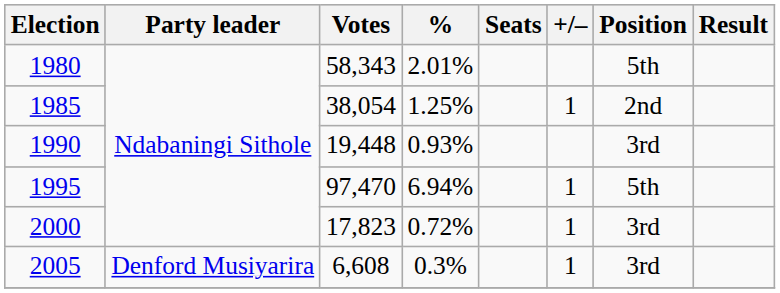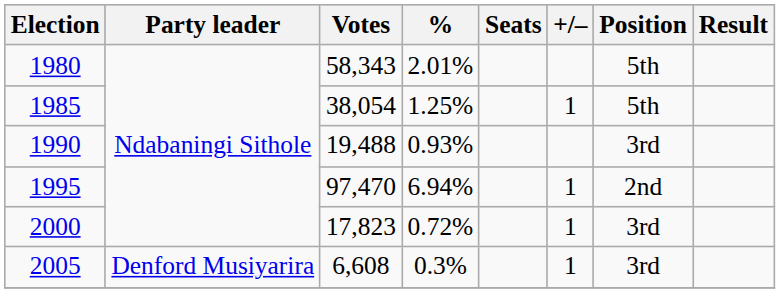(643, 105) 2nd -> (643, 105) 5th
(361, 145) 19,448 -> (361, 145) 19,488
(643, 186) 5th -> (643, 186) 2nd
